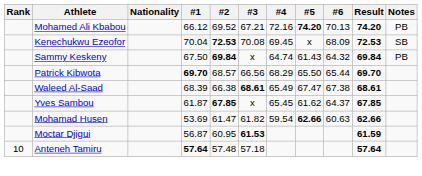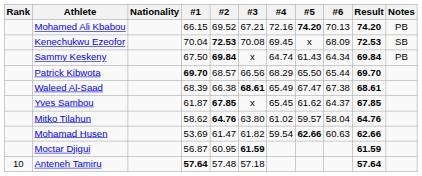(196, 27) 66.12 -> (196, 27) 66.15
(338, 57) 64.32 -> (338, 57) 64.34
+ row: (63, 118)
(253, 133) 61.53 -> (253, 149) 61.59
